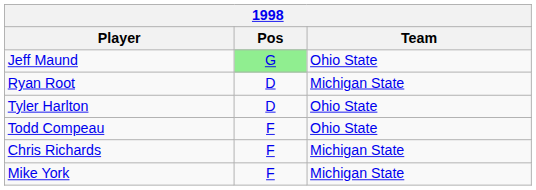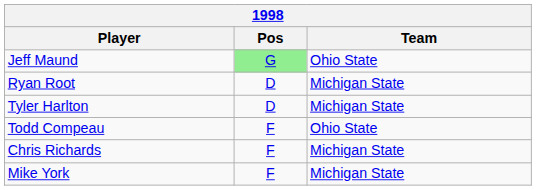(344, 106) Ohio State -> (357, 106) Michigan State
